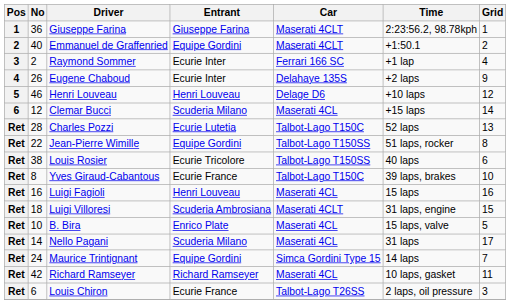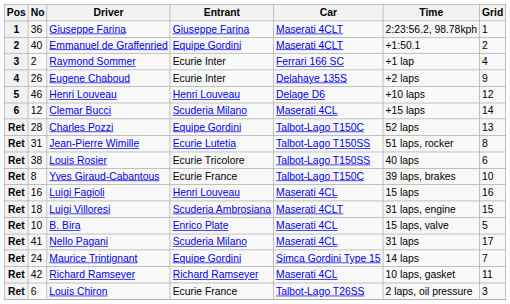(204, 128) Ecurie Lutetia -> (207, 128) Equipe Gordini
(36, 144) 22 -> (36, 144) 31
(207, 144) Equipe Gordini -> (204, 144) Ecurie Lutetia
(36, 242) 14 -> (36, 242) 41
